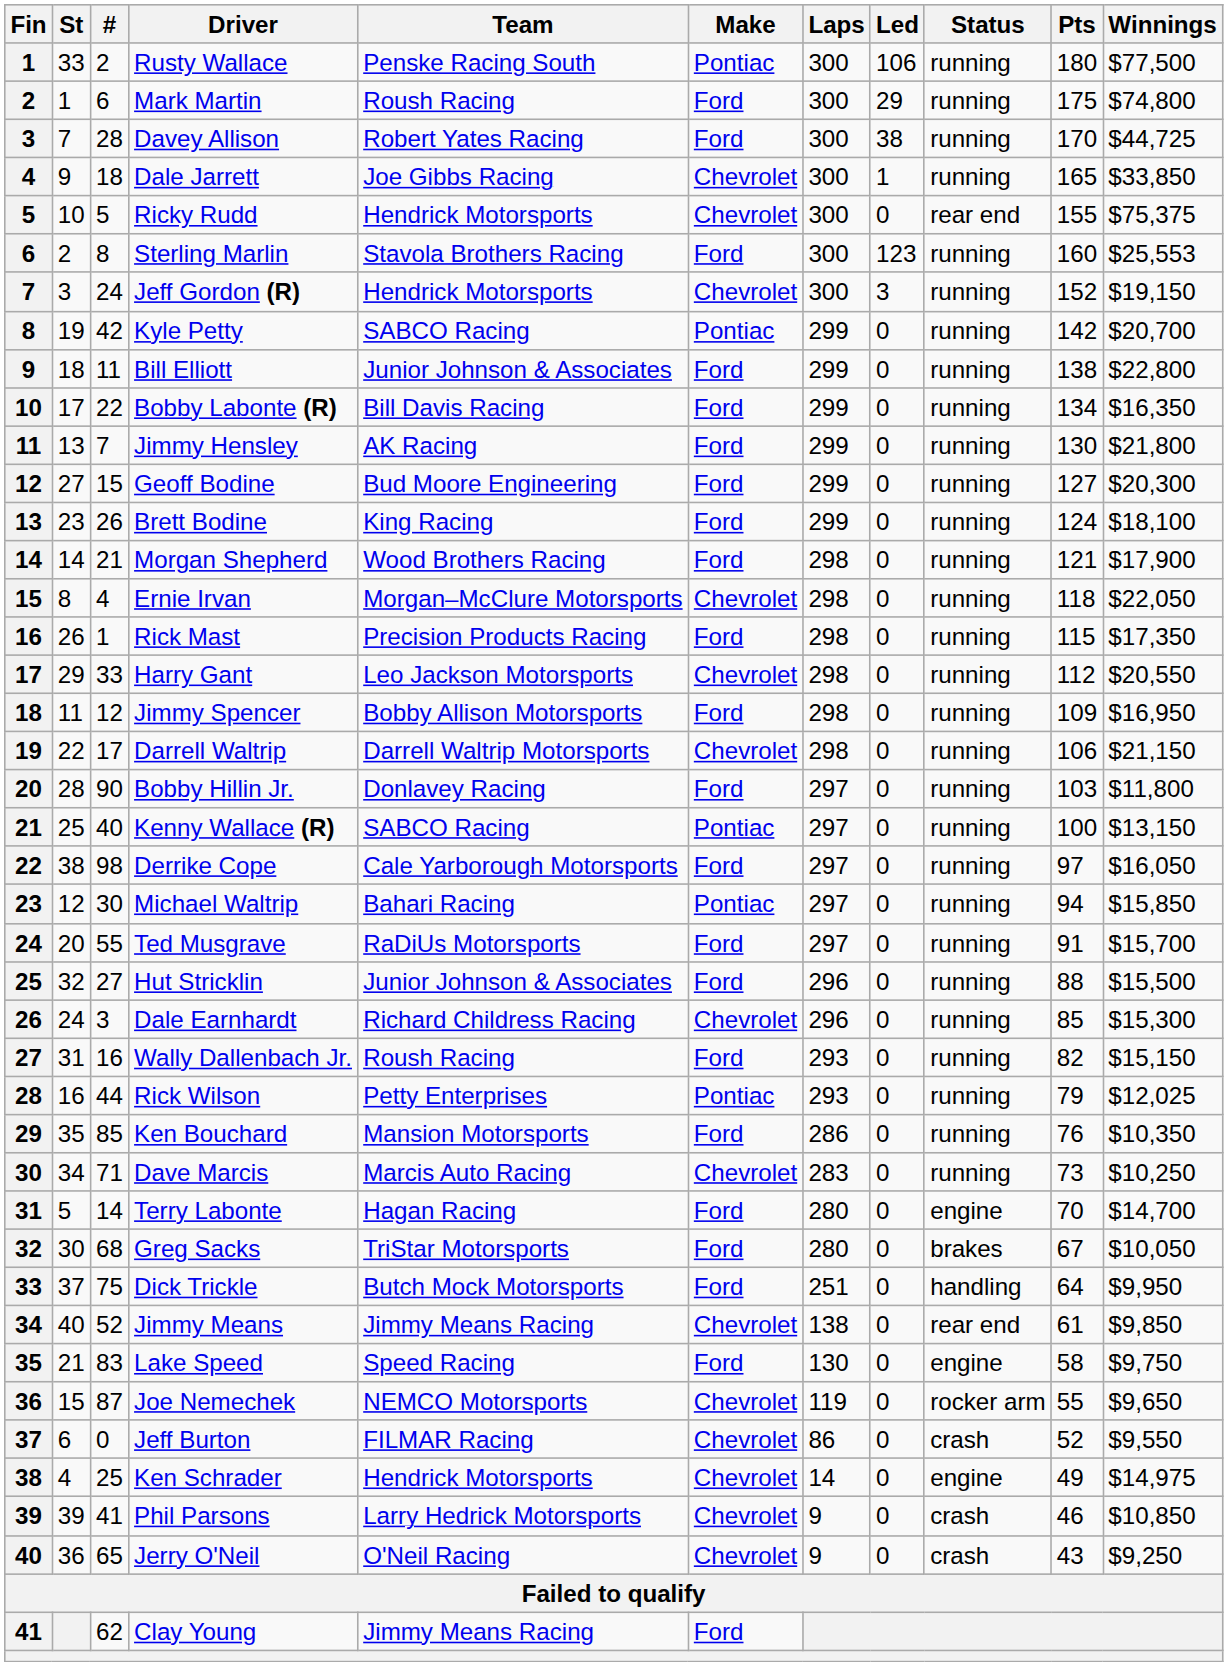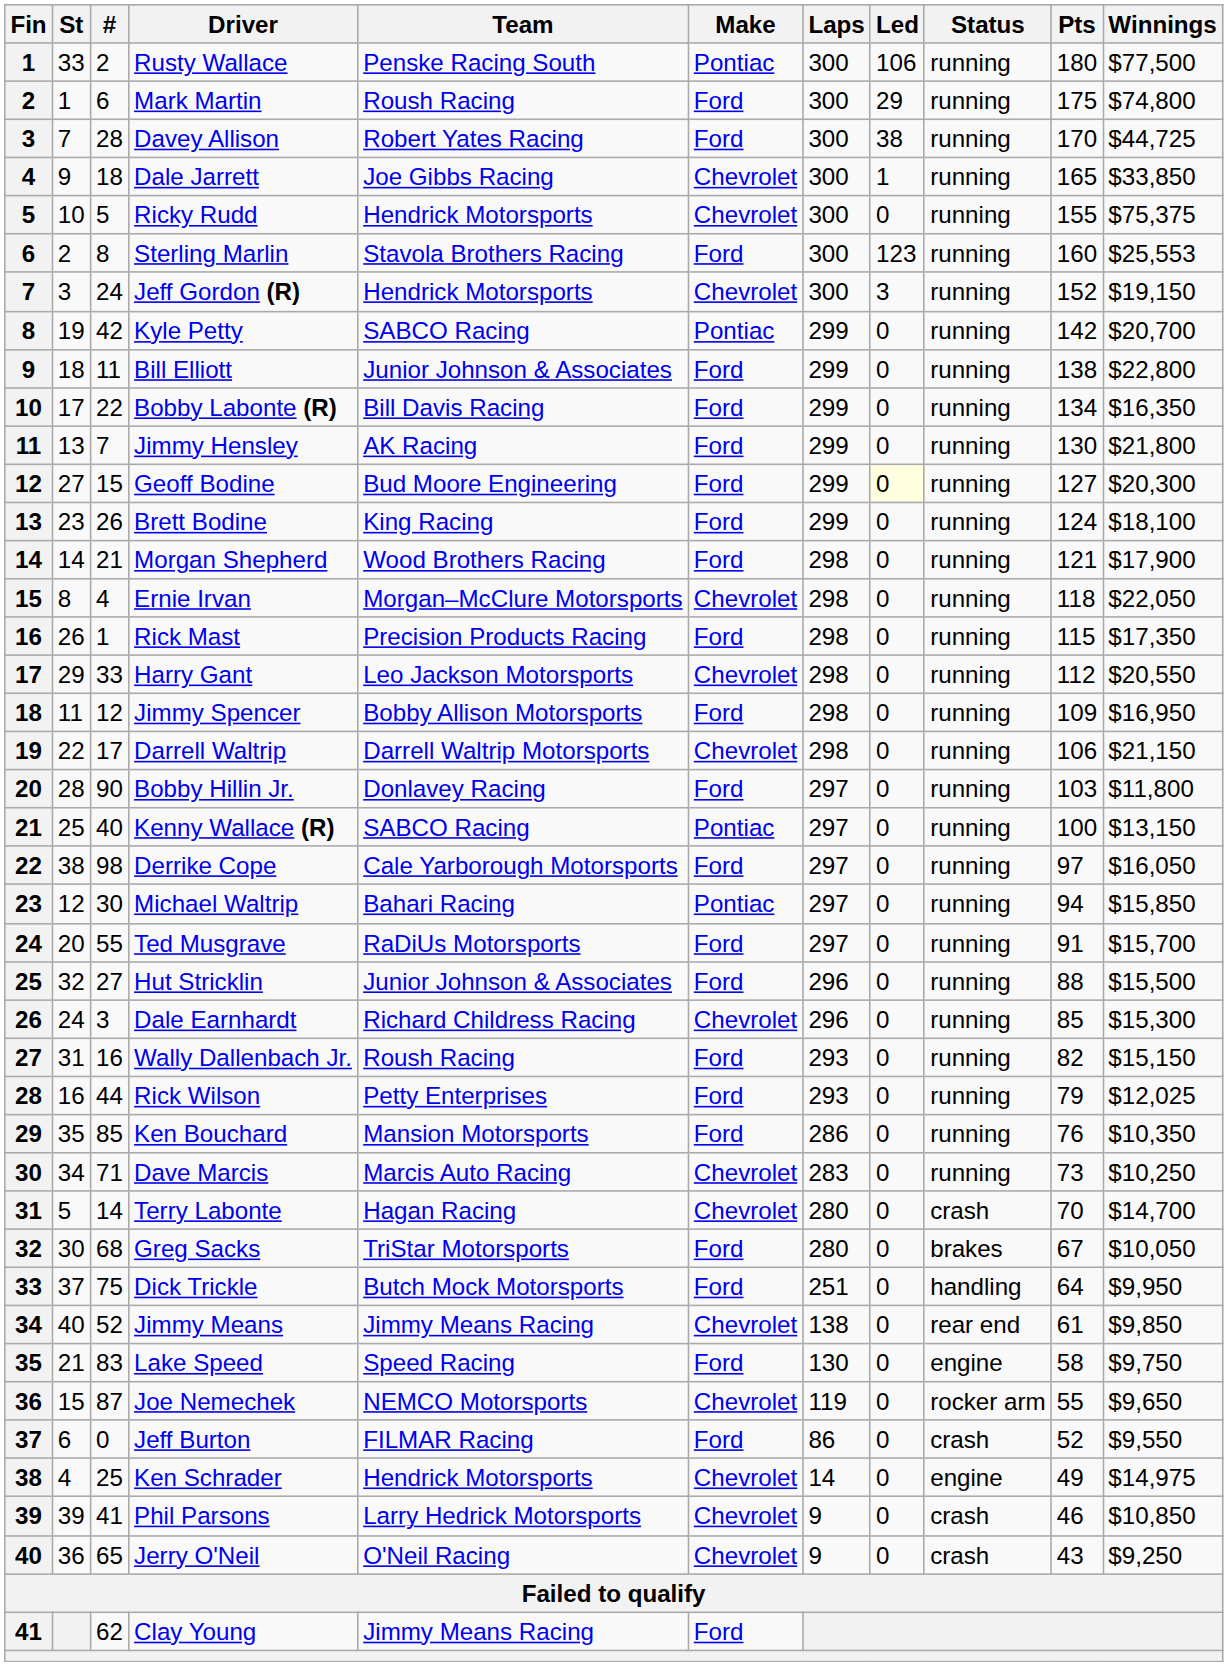(975, 215) rear end -> (970, 215) running
(883, 483) no background -> (883, 483) lightyellow background
(734, 1095) Pontiac -> (719, 1095) Ford
(719, 1210) Ford -> (746, 1210) Chevrolet
(966, 1210) engine -> (960, 1210) crash
(746, 1440) Chevrolet -> (719, 1440) Ford
